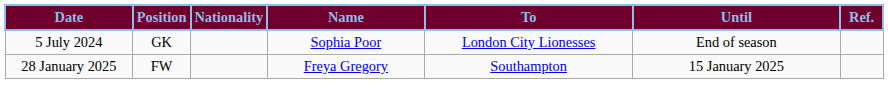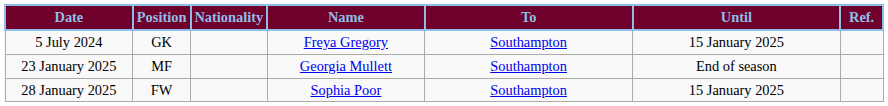(346, 42) Sophia Poor -> (346, 42) Freya Gregory
(529, 42) London City Lionesses -> (529, 42) Southampton
(736, 42) End of season -> (736, 42) 15 January 2025
+ row: (69, 66)
(346, 66) Freya Gregory -> (346, 90) Sophia Poor
